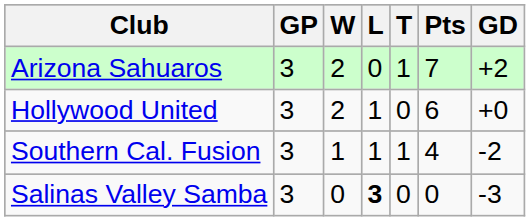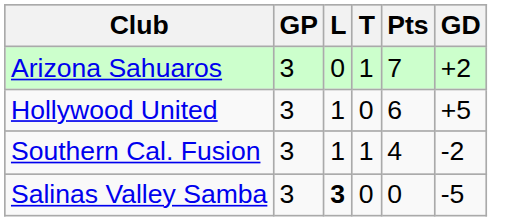- column: (343, 25)
(493, 109) +0 -> (456, 109) +5
(490, 194) -3 -> (453, 194) -5
